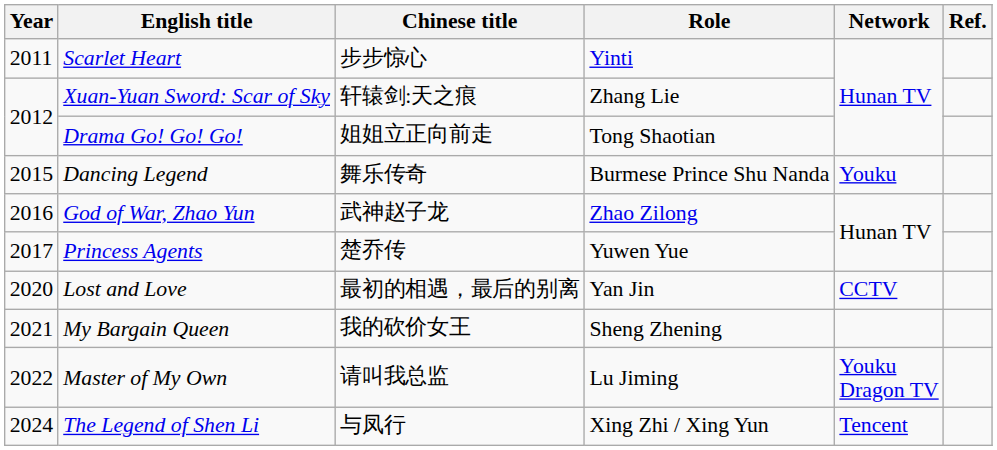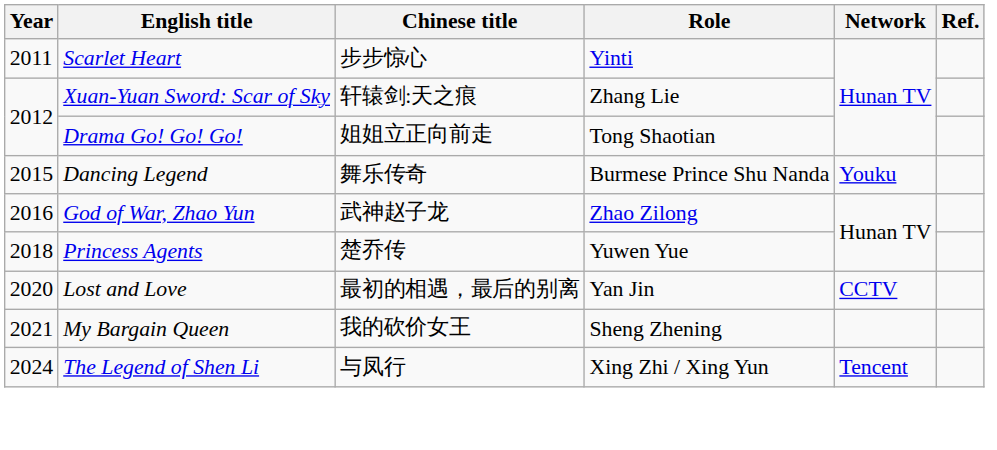(31, 251) 2017 -> (31, 251) 2018
- row: (145, 377)
